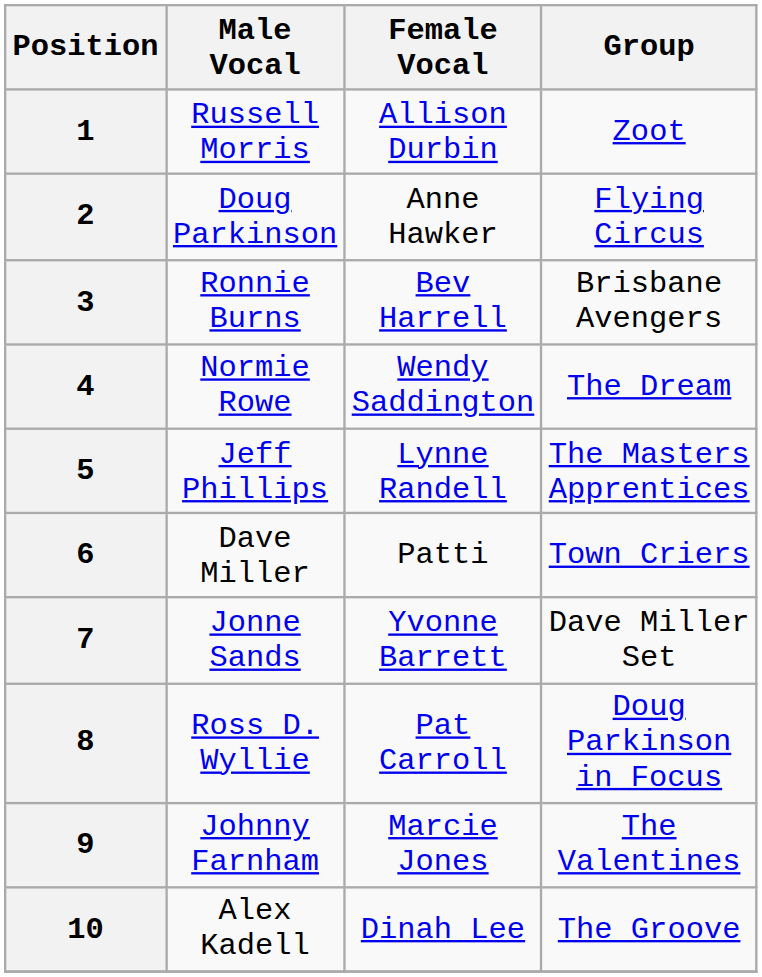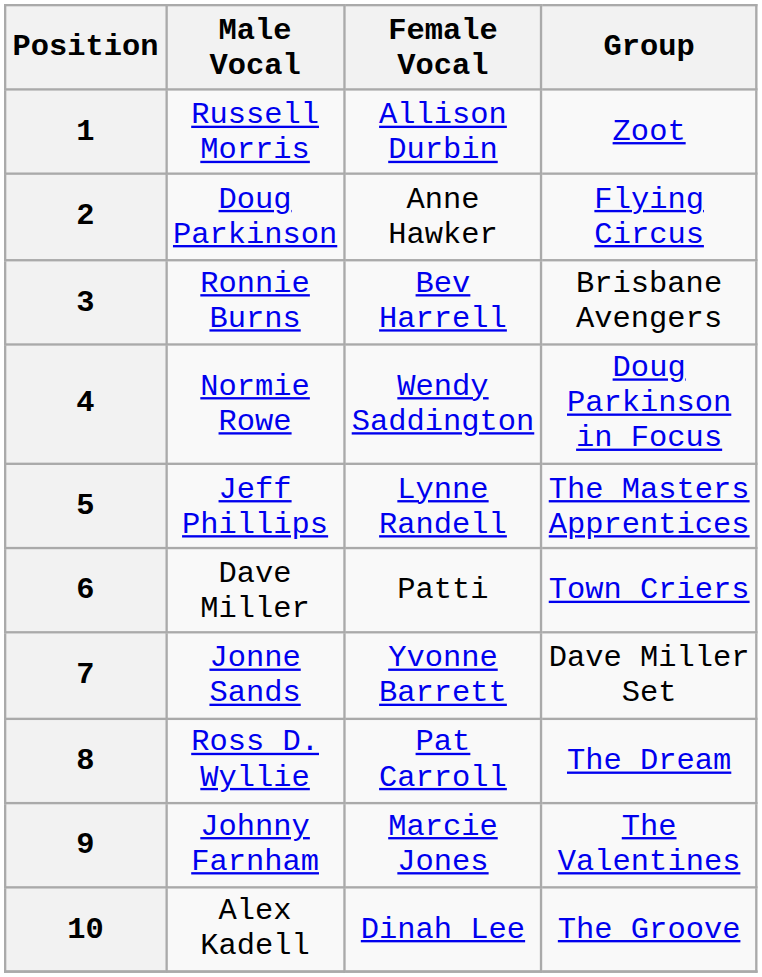(649, 386) The Dream -> (649, 404) Doug Parkinson in Focus
(649, 742) Doug Parkinson in Focus -> (649, 760) The Dream
